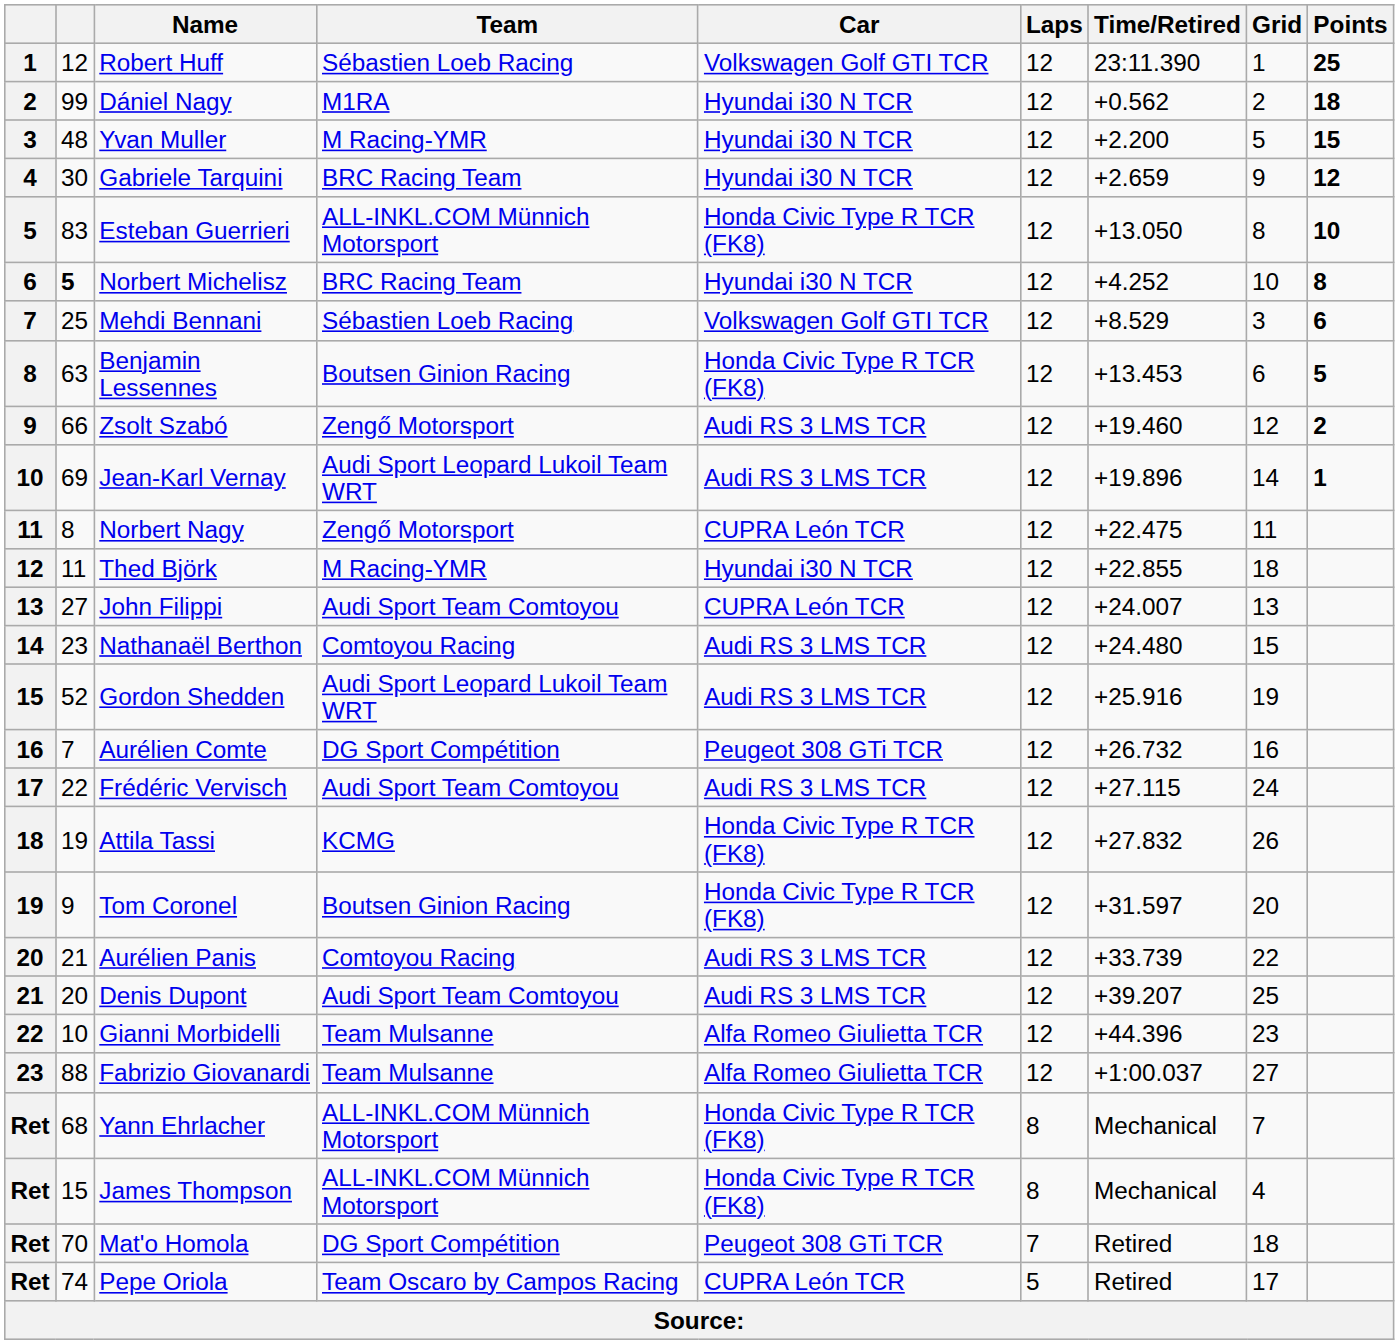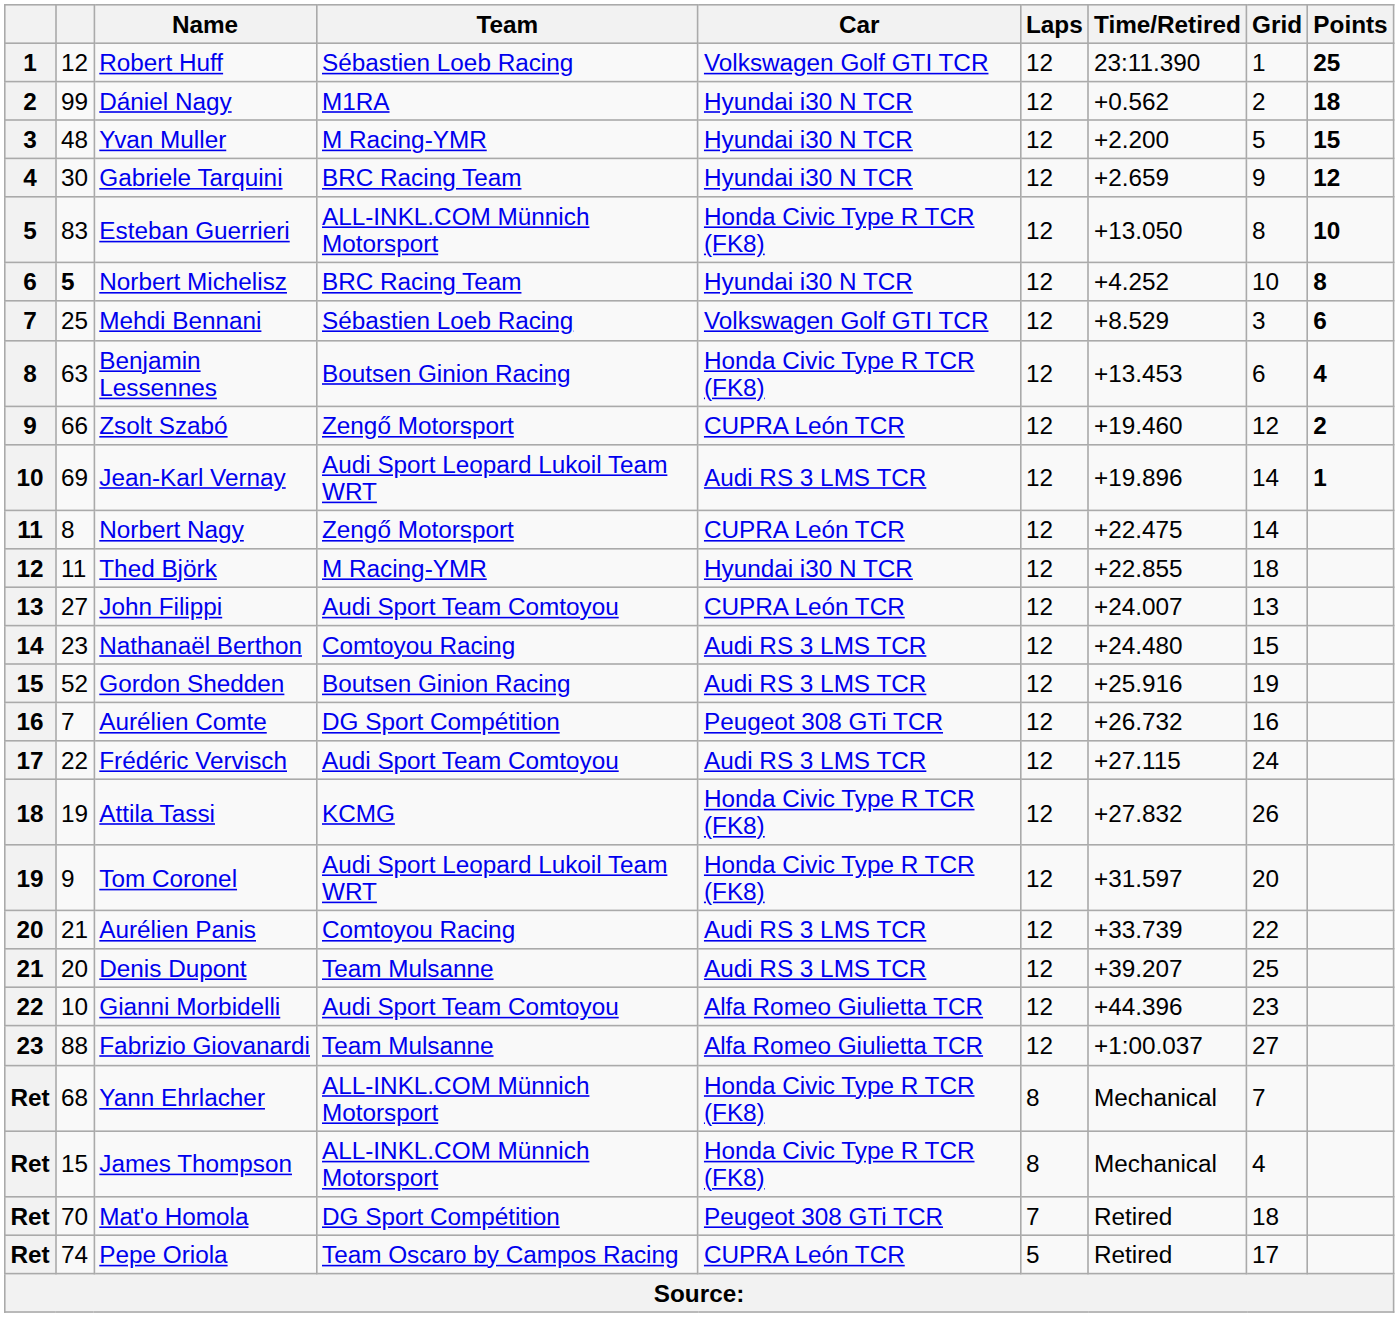(1320, 373) 5 -> (1320, 373) 4
(815, 425) Audi RS 3 LMS TCR -> (804, 425) CUPRA León TCR
(1265, 529) 11 -> (1266, 529) 14
(495, 697) Audi Sport Leopard Lukoil Team WRT -> (446, 683) Boutsen Ginion Racing
(446, 905) Boutsen Ginion Racing -> (495, 878) Audi Sport Leopard Lukoil Team WRT
(470, 996) Audi Sport Team Comtoyou -> (408, 969) Team Mulsanne
(408, 1034) Team Mulsanne -> (470, 1007) Audi Sport Team Comtoyou
